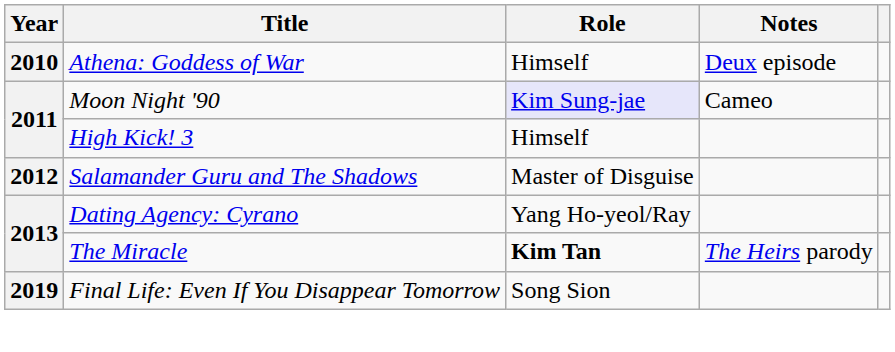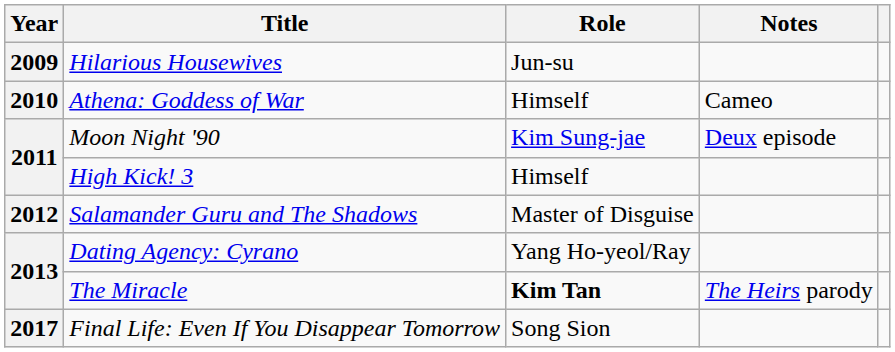+ row: (176, 61)
(770, 61) Deux episode -> (739, 99) Cameo
(578, 99) lavender background -> (578, 137) no background
(739, 99) Cameo -> (770, 137) Deux episode
(34, 289) 2019 -> (34, 328) 2017
